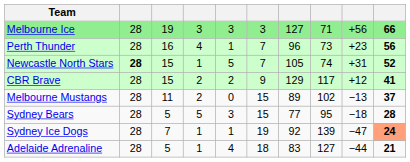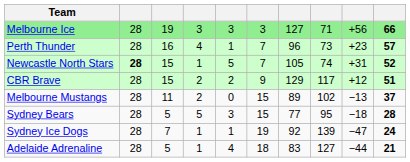(390, 47) 56 -> (390, 47) 57
(390, 81) 41 -> (390, 81) 51
(390, 132) lightsalmon background -> (390, 132) no background
